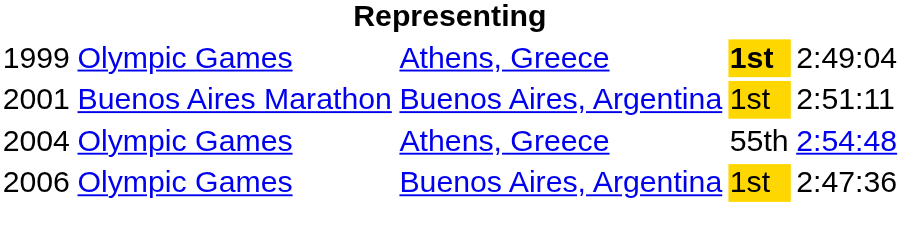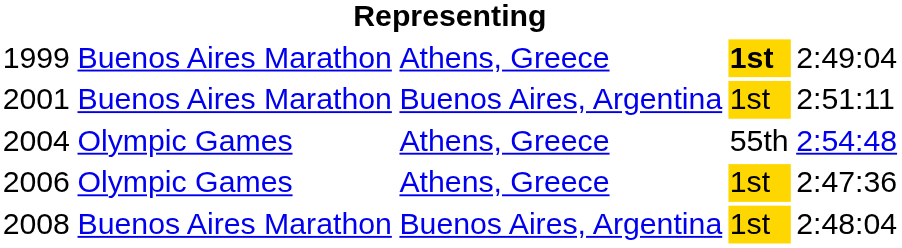(185, 57) Olympic Games -> (235, 57) Buenos Aires Marathon
(561, 182) Buenos Aires, Argentina -> (504, 182) Athens, Greece
+ row: (36, 224)
